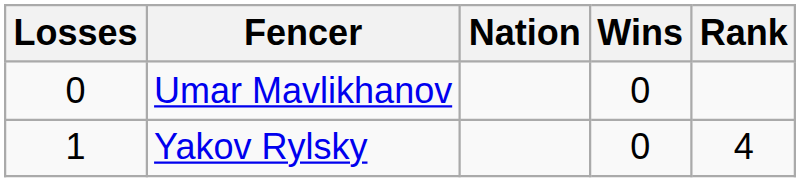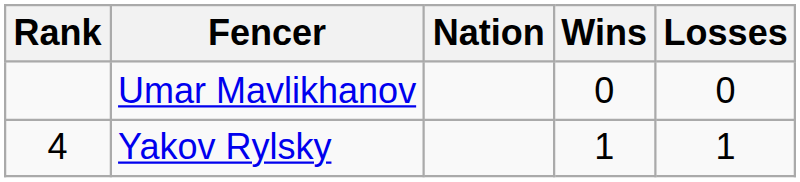columns swapped: (744, 33) <-> (75, 33)
(640, 147) 0 -> (604, 147) 1
